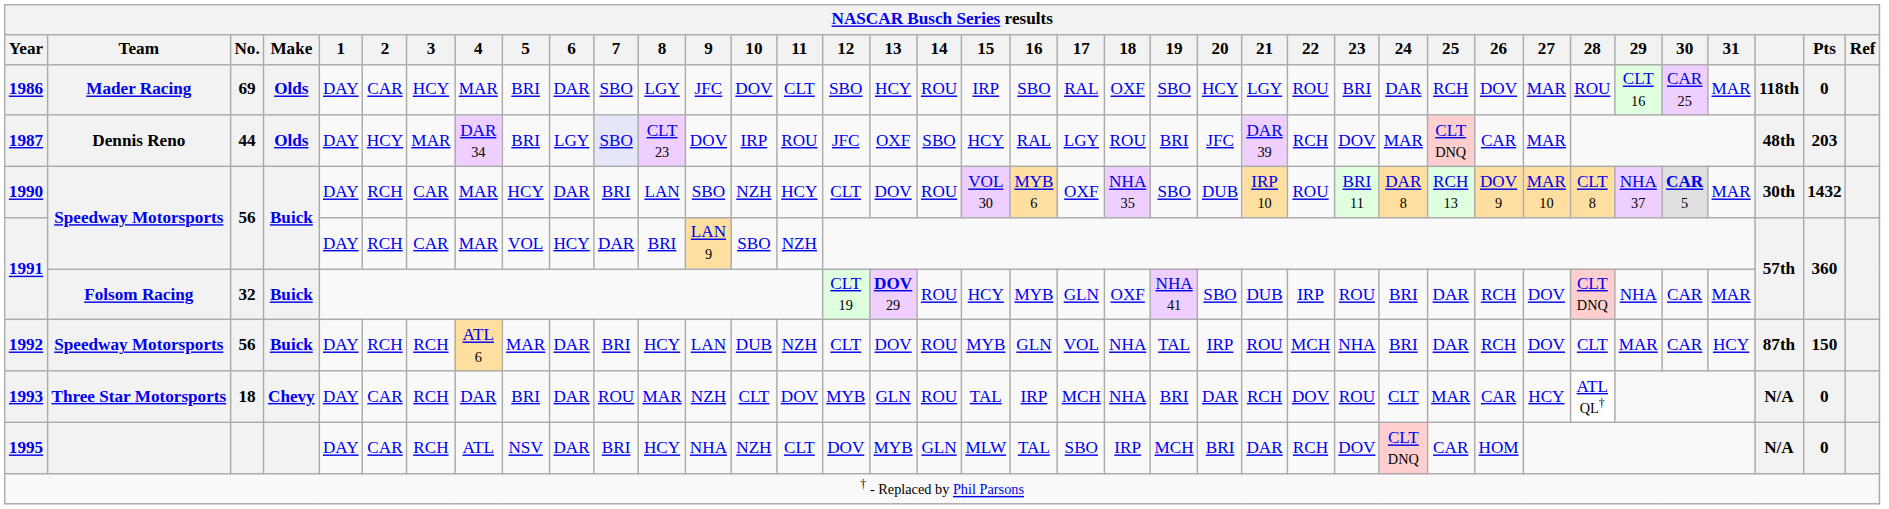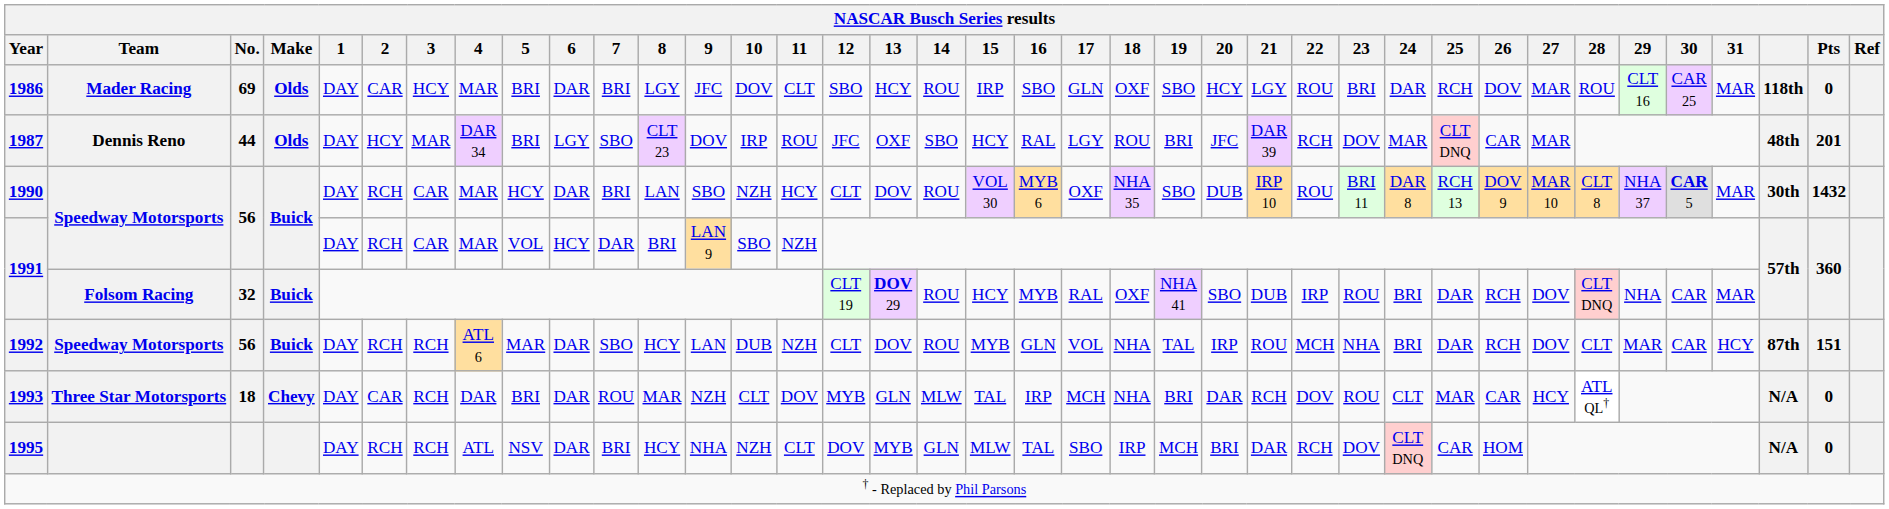(616, 89) SBO -> (616, 89) BRI
(1081, 89) RAL -> (1086, 89) GLN
(616, 140) lavender background -> (616, 140) no background
(1824, 140) 203 -> (1829, 140) 201
(1081, 294) GLN -> (1086, 294) RAL
(616, 345) BRI -> (616, 345) SBO
(1824, 345) 150 -> (1829, 345) 151
(939, 396) ROU -> (941, 396) MLW
(385, 448) CAR -> (385, 448) RCH
